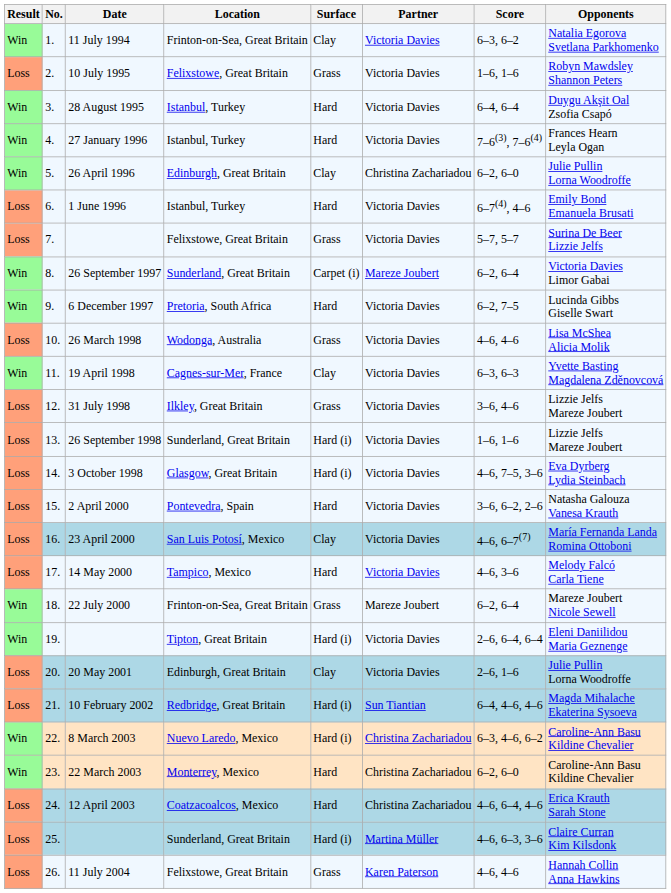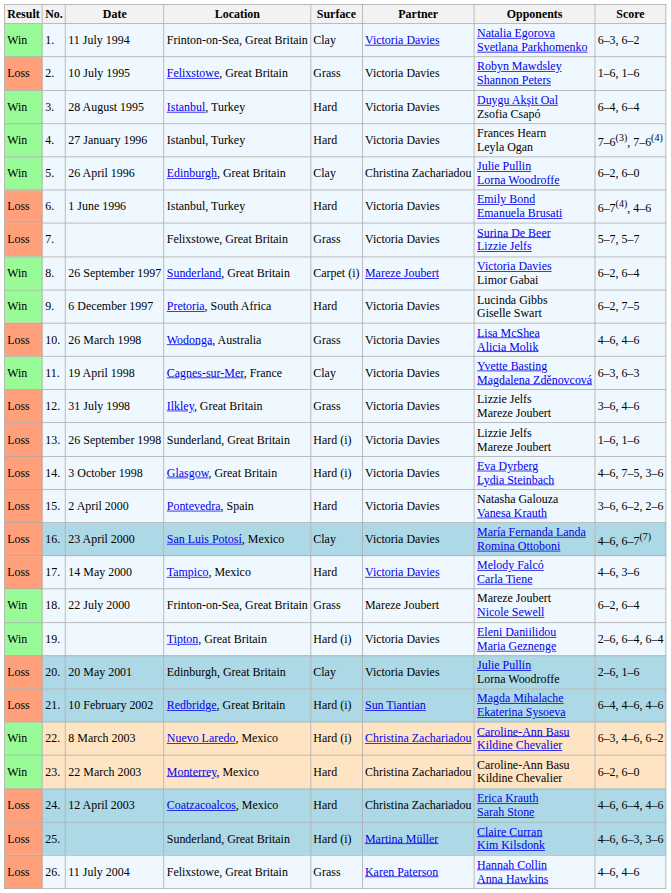columns swapped: (606, 13) <-> (510, 13)
